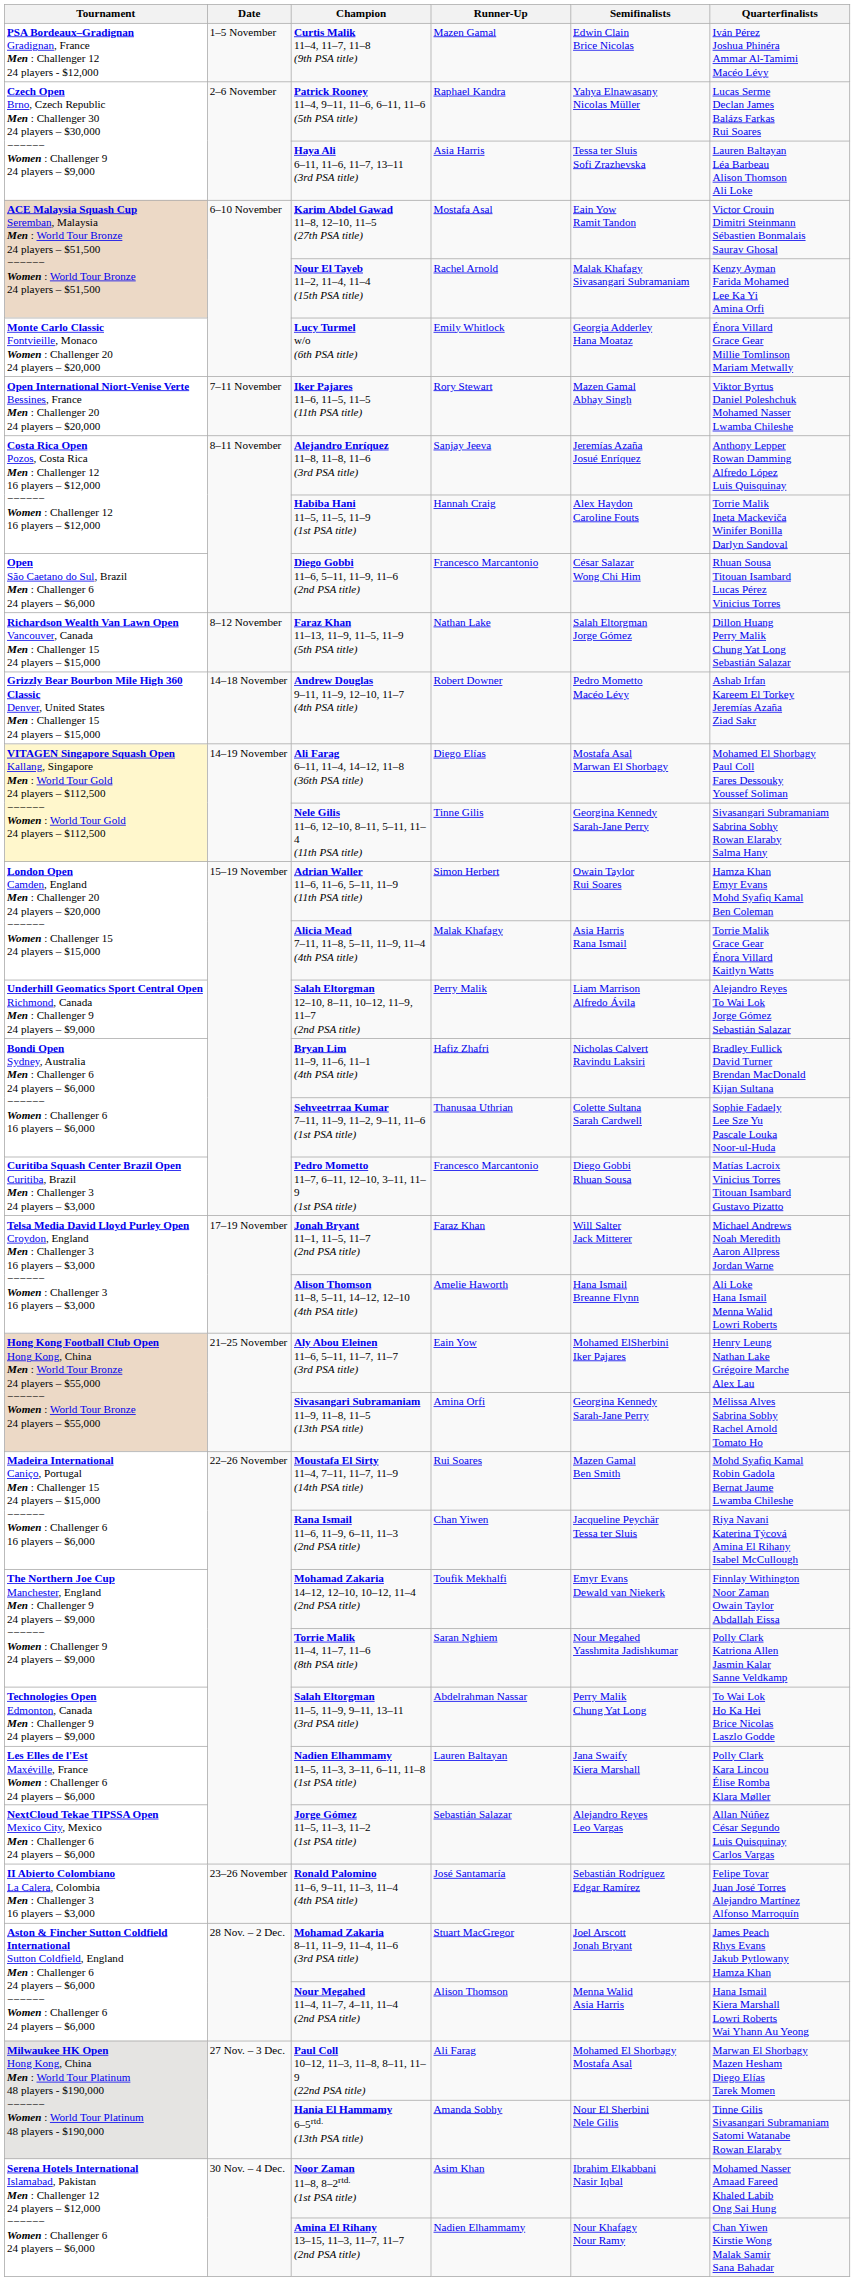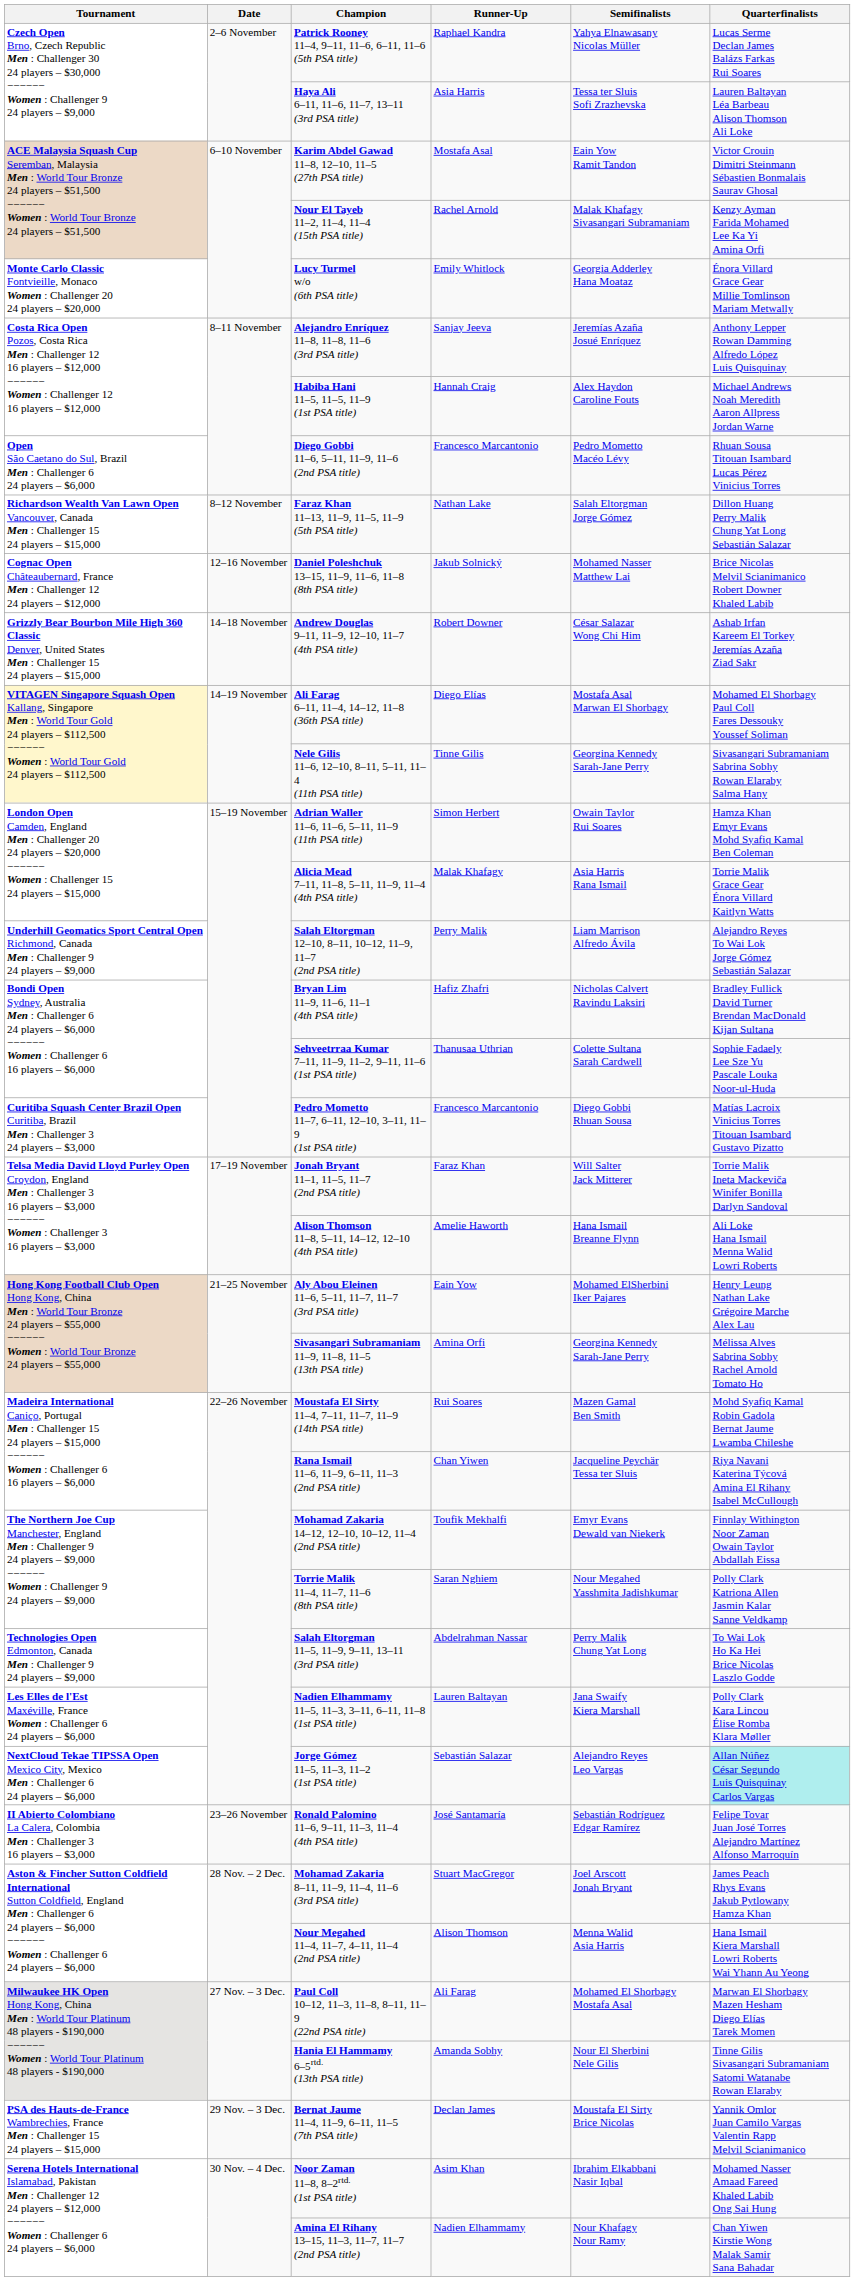- row: (332, 46)
- row: (332, 399)
(750, 524) Torrie Malik Ineta Mackeviča Winifer Bonilla Darlyn Sandoval -> (752, 406) Michael Andrews Noah Meredith Aaron Allpress Jordan Warne
(607, 569) César Salazar Wong Chi Him -> (608, 451) Pedro Mometto Macéo Lévy
+ row: (349, 576)
(608, 687) Pedro Mometto Macéo Lévy -> (607, 628) César Salazar Wong Chi Him
(752, 1245) Michael Andrews Noah Meredith Aaron Allpress Jordan Warne -> (750, 1186) Torrie Malik Ineta Mackeviča Winifer Bonilla Darlyn Sandoval
(750, 1834) no background -> (750, 1775) paleturquoise background
+ row: (346, 2122)
